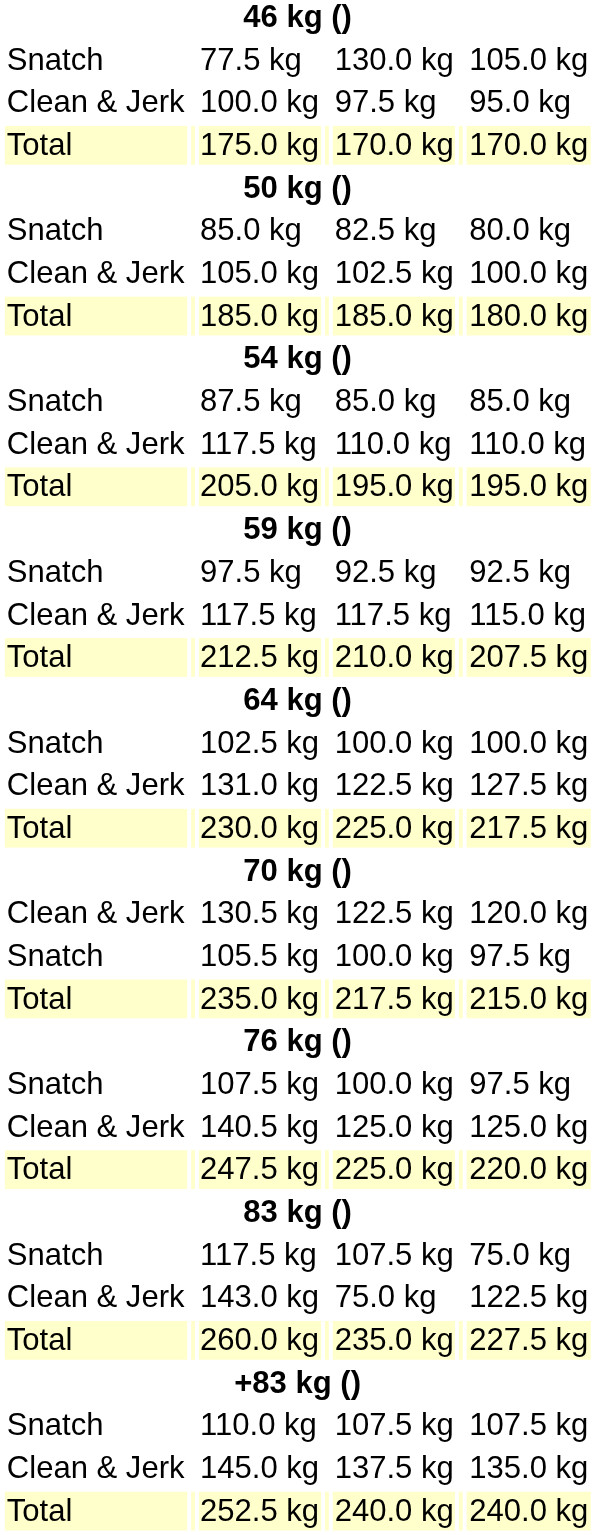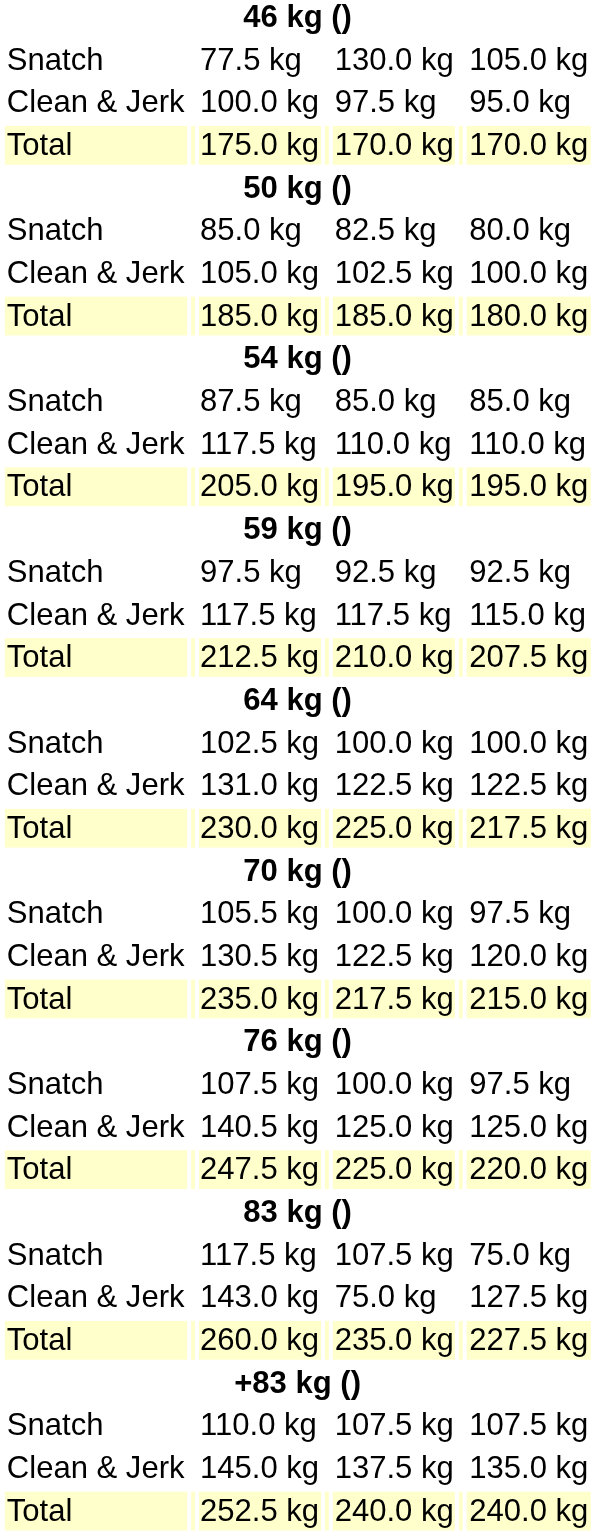(529, 785) 127.5 kg -> (529, 785) 122.5 kg
rows swapped: (55, 955) <-> (96, 913)
(529, 1297) 122.5 kg -> (529, 1297) 127.5 kg
